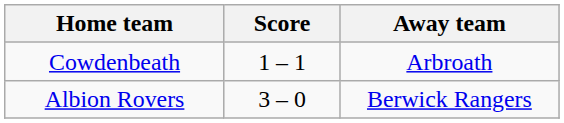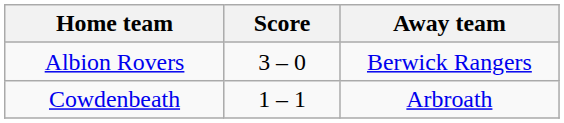rows swapped: (115, 99) <-> (115, 61)
